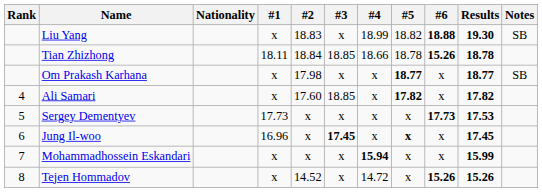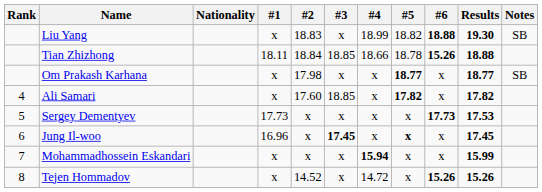(480, 55) 18.78 -> (480, 55) 18.88
